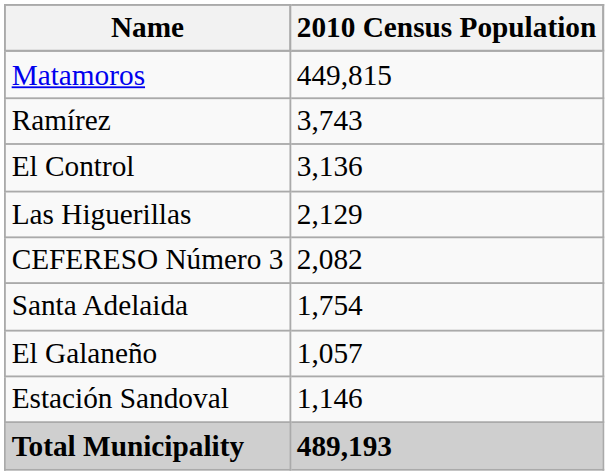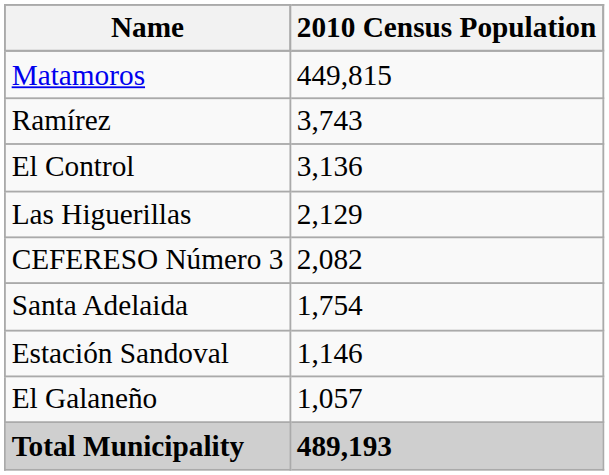rows swapped: (120, 399) <-> (84, 352)
